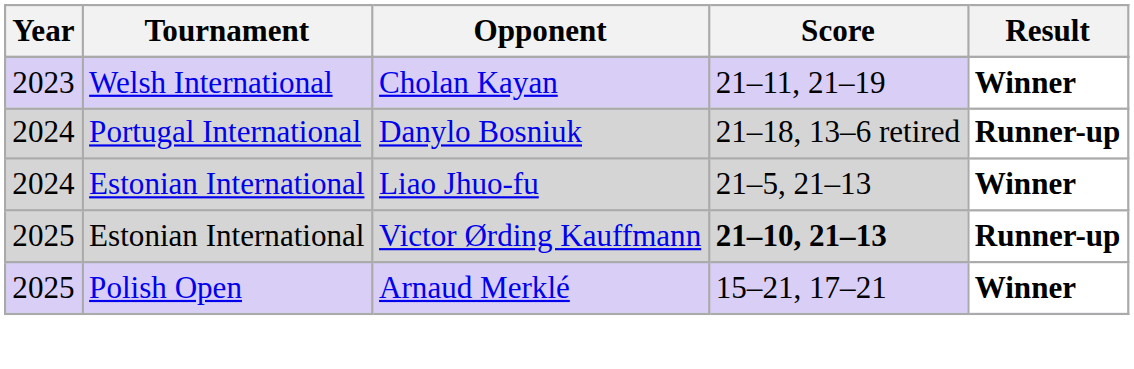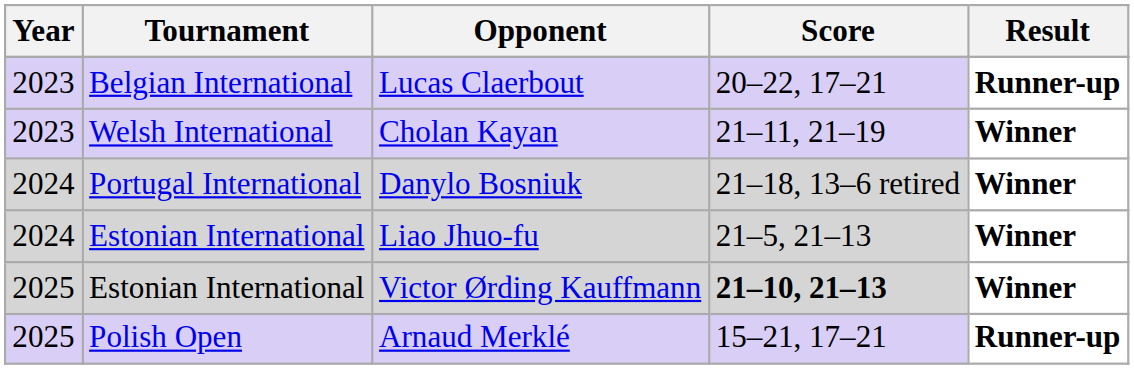+ row: (481, 81)
(1048, 133) Runner-up -> (1025, 184) Winner
(1048, 235) Runner-up -> (1025, 287) Winner
(1025, 287) Winner -> (1048, 338) Runner-up
